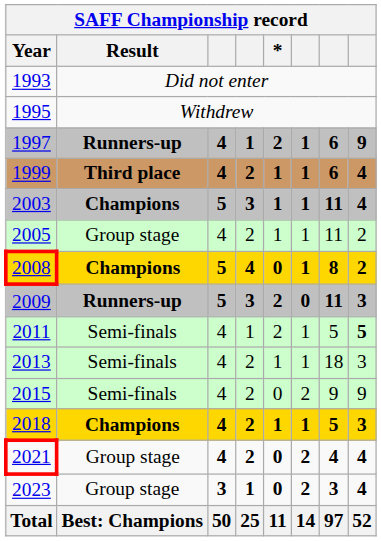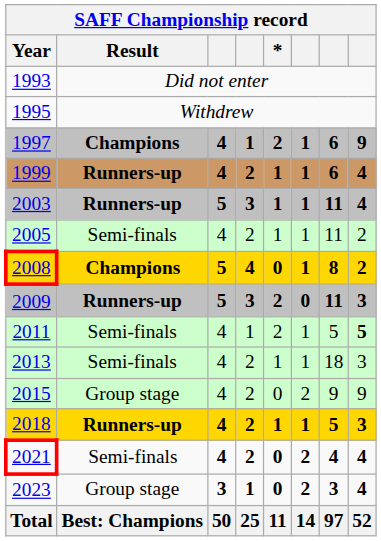(132, 142) Runners-up -> (132, 142) Champions
(132, 173) Third place -> (132, 173) Runners-up
(132, 204) Champions -> (132, 204) Runners-up
(132, 235) Group stage -> (132, 235) Semi-finals
(132, 393) Semi-finals -> (132, 393) Group stage
(132, 424) Champions -> (132, 424) Runners-up
(133, 456) Group stage -> (133, 456) Semi-finals
